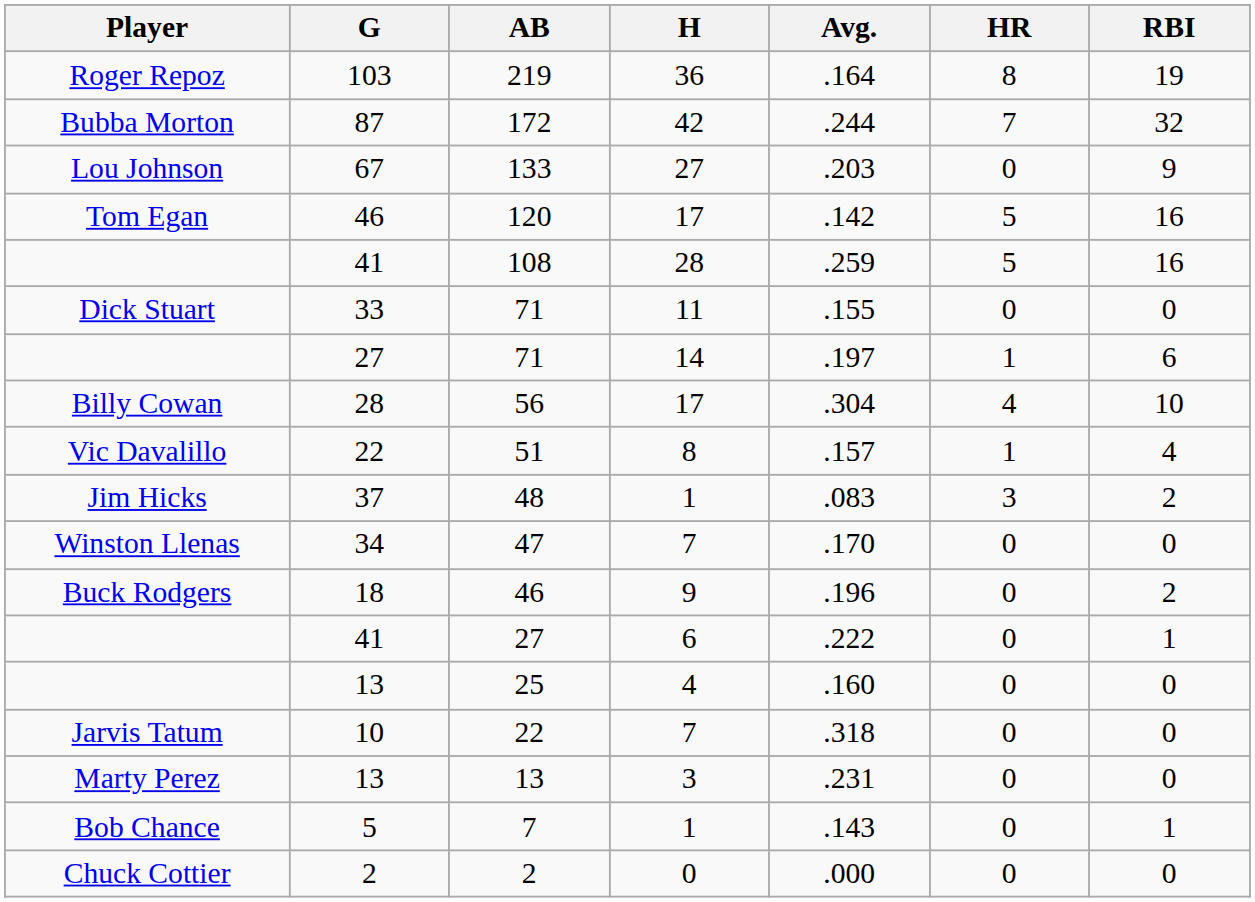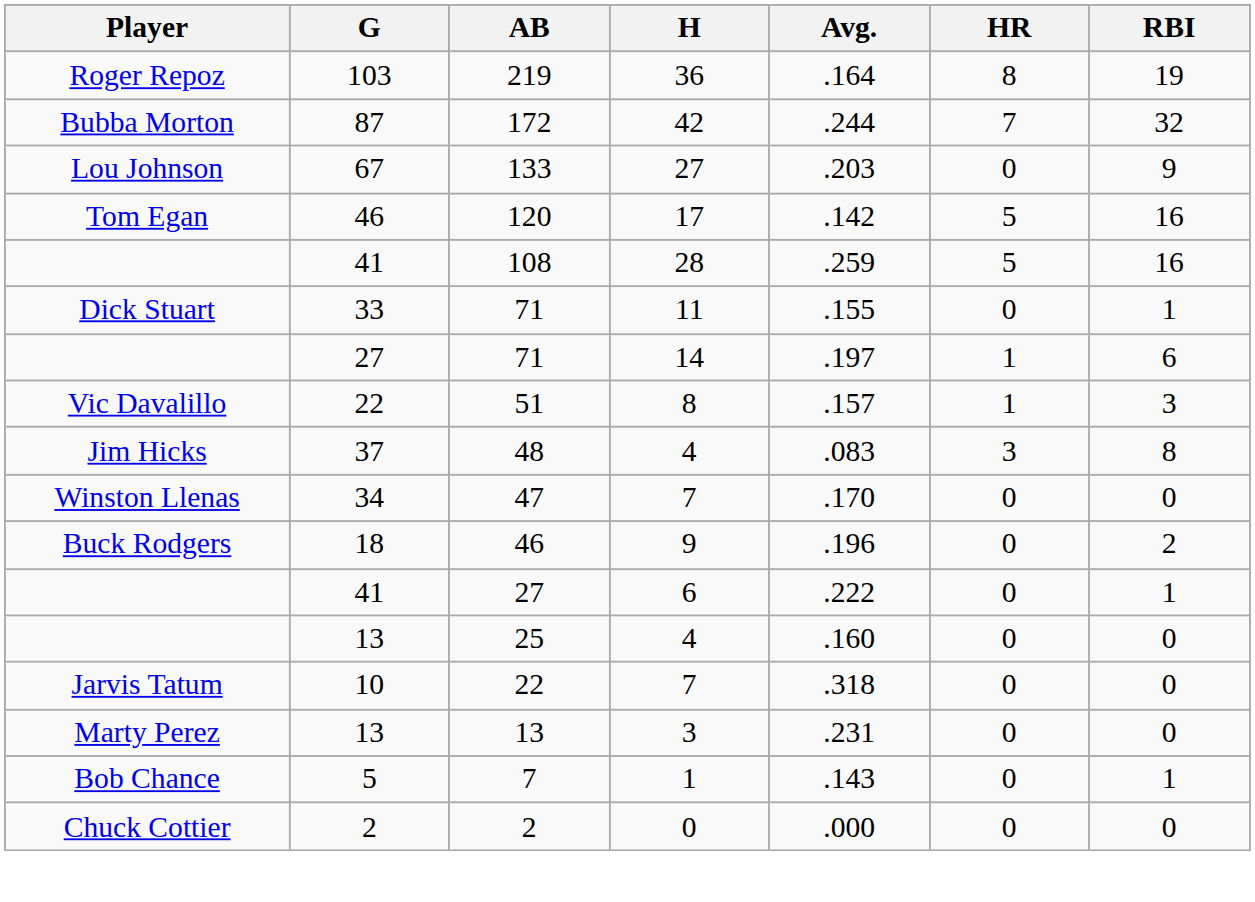(1169, 309) 0 -> (1169, 309) 1
- row: (369, 403)
(1169, 450) 4 -> (1169, 403) 3
(689, 497) 1 -> (689, 450) 4
(1169, 497) 2 -> (1169, 450) 8
